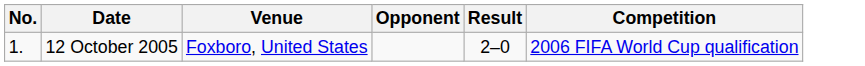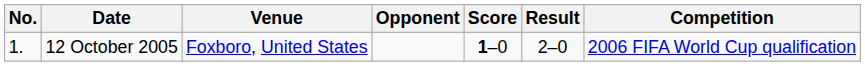+ column: (493, 18)
